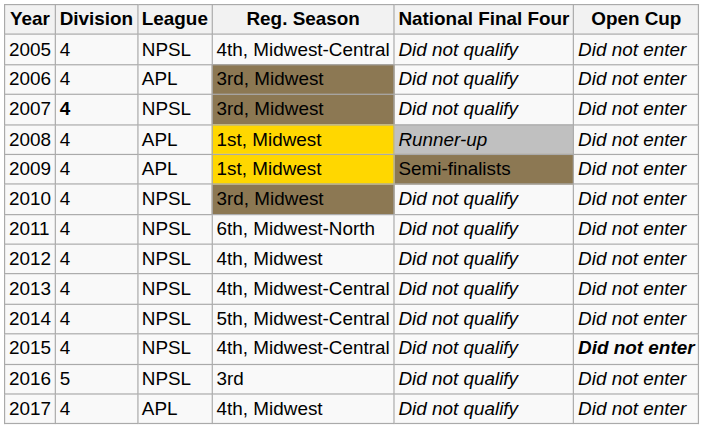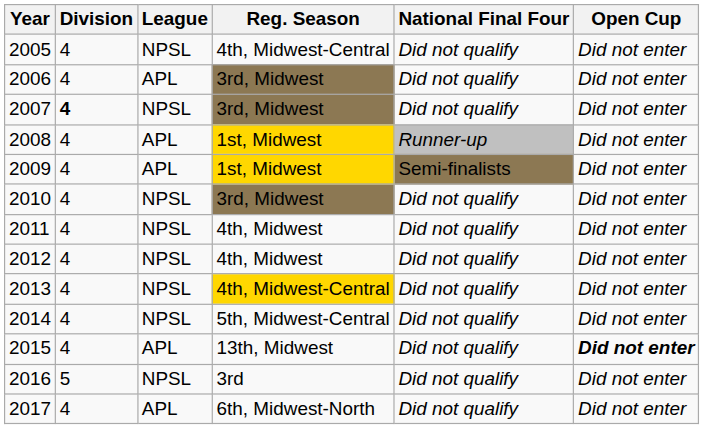(296, 229) 6th, Midwest-North -> (270, 229) 4th, Midwest
(303, 288) no background -> (303, 288) gold background
(166, 348) NPSL -> (160, 348) APL
(303, 348) 4th, Midwest-Central -> (275, 348) 13th, Midwest
(270, 408) 4th, Midwest -> (296, 408) 6th, Midwest-North
